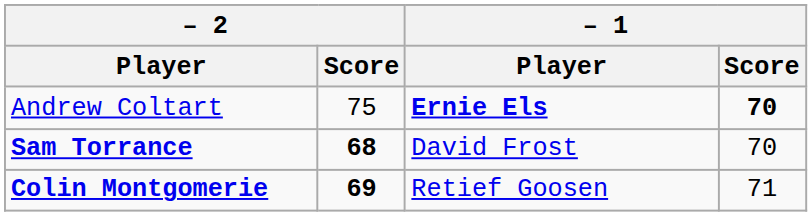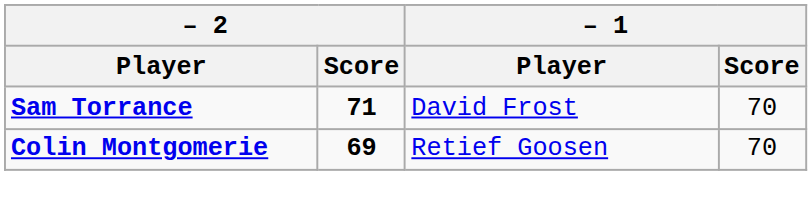- row: (117, 108)
(362, 149) 68 -> (362, 108) 71
(762, 190) 71 -> (762, 149) 70
